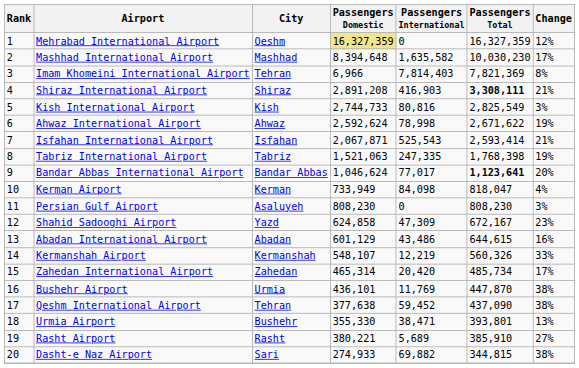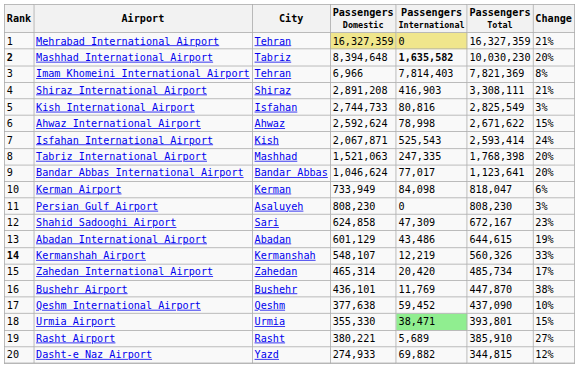(270, 41) Qeshm -> (273, 41) Tehran
(402, 41) no background -> (402, 41) khaki background
(544, 41) 12% -> (544, 41) 21%
(10, 57) normal -> (10, 57) bold
(276, 57) Mashhad -> (273, 57) Tabriz
(426, 57) normal -> (426, 57) bold
(544, 57) 17% -> (544, 57) 20%
(497, 90) bold -> (497, 90) normal
(267, 107) Kish -> (276, 107) Isfahan
(544, 124) 19% -> (544, 124) 15%
(276, 140) Isfahan -> (267, 140) Kish
(544, 140) 21% -> (544, 140) 24%
(273, 157) Tabriz -> (276, 157) Mashhad
(544, 157) 19% -> (544, 157) 20%
(497, 173) bold -> (497, 173) normal
(541, 190) 4% -> (541, 190) 6%
(267, 223) Yazd -> (267, 223) Sari
(544, 239) 16% -> (544, 239) 19%
(13, 256) normal -> (13, 256) bold
(270, 289) Urmia -> (276, 289) Bushehr
(273, 305) Tehran -> (270, 305) Qeshm
(544, 305) 38% -> (544, 305) 10%
(276, 322) Bushehr -> (270, 322) Urmia
(417, 322) no background -> (417, 322) lightgreen background
(544, 322) 13% -> (544, 322) 15%
(267, 355) Sari -> (267, 355) Yazd
(544, 355) 38% -> (544, 355) 12%
